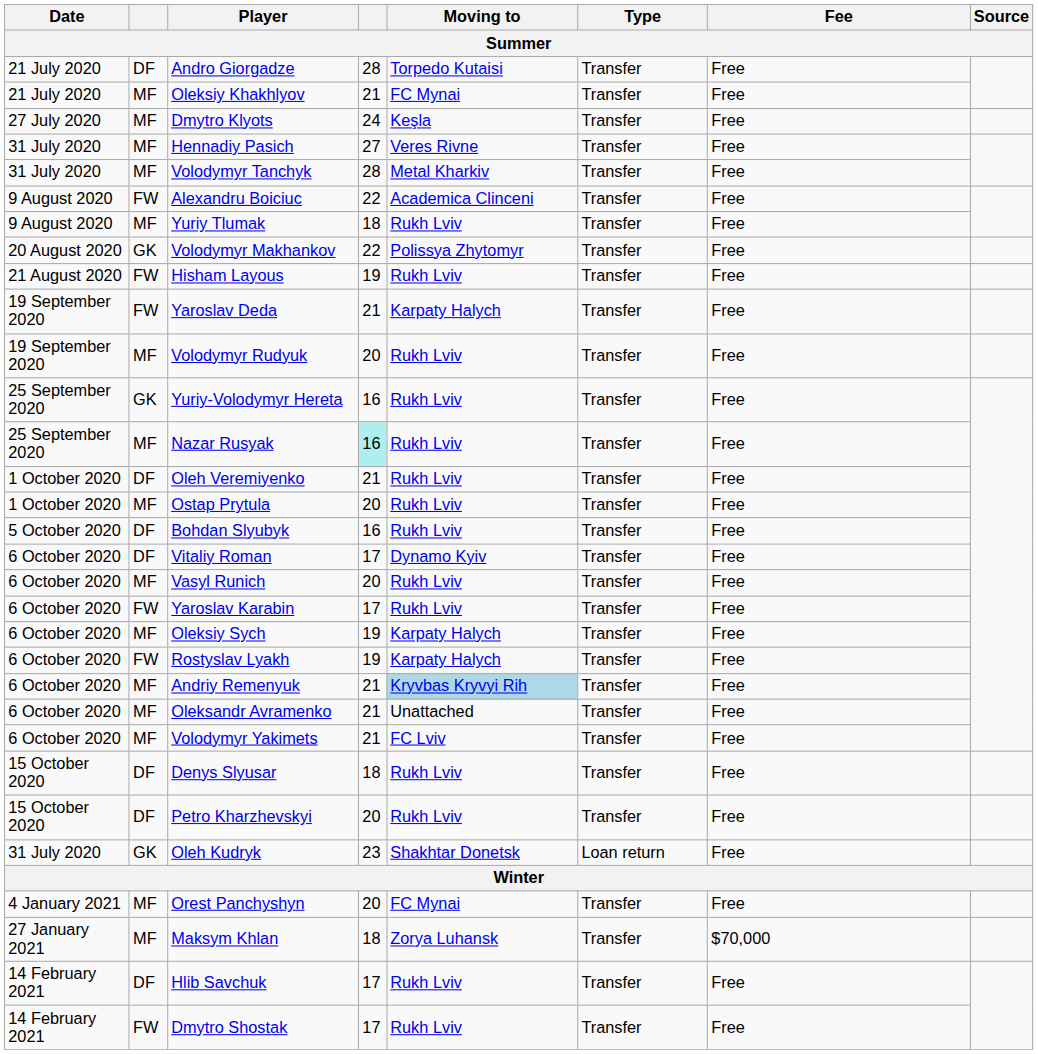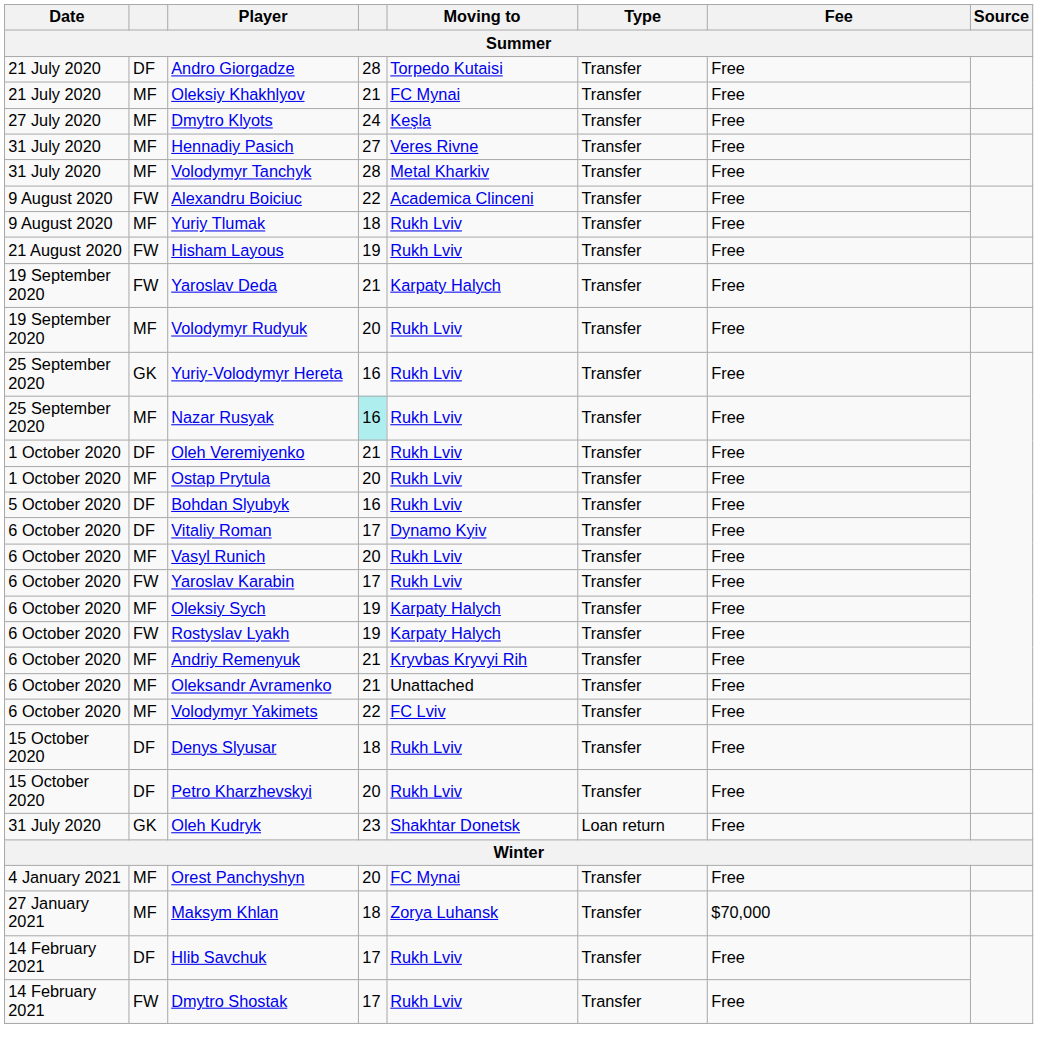- row: (253, 250)
(459, 686) lightblue background -> (459, 660) no background
(371, 737) 21 -> (371, 712) 22
